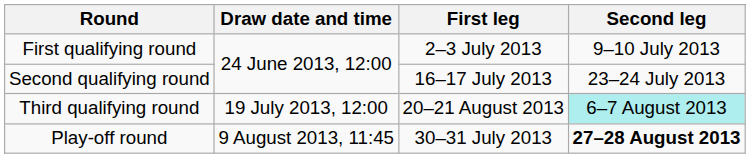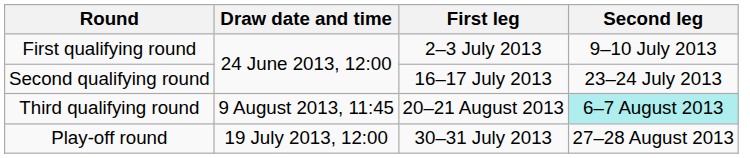(306, 108) 19 July 2013, 12:00 -> (306, 108) 9 August 2013, 11:45
(306, 138) 9 August 2013, 11:45 -> (306, 138) 19 July 2013, 12:00
(657, 138) bold -> (653, 138) normal
